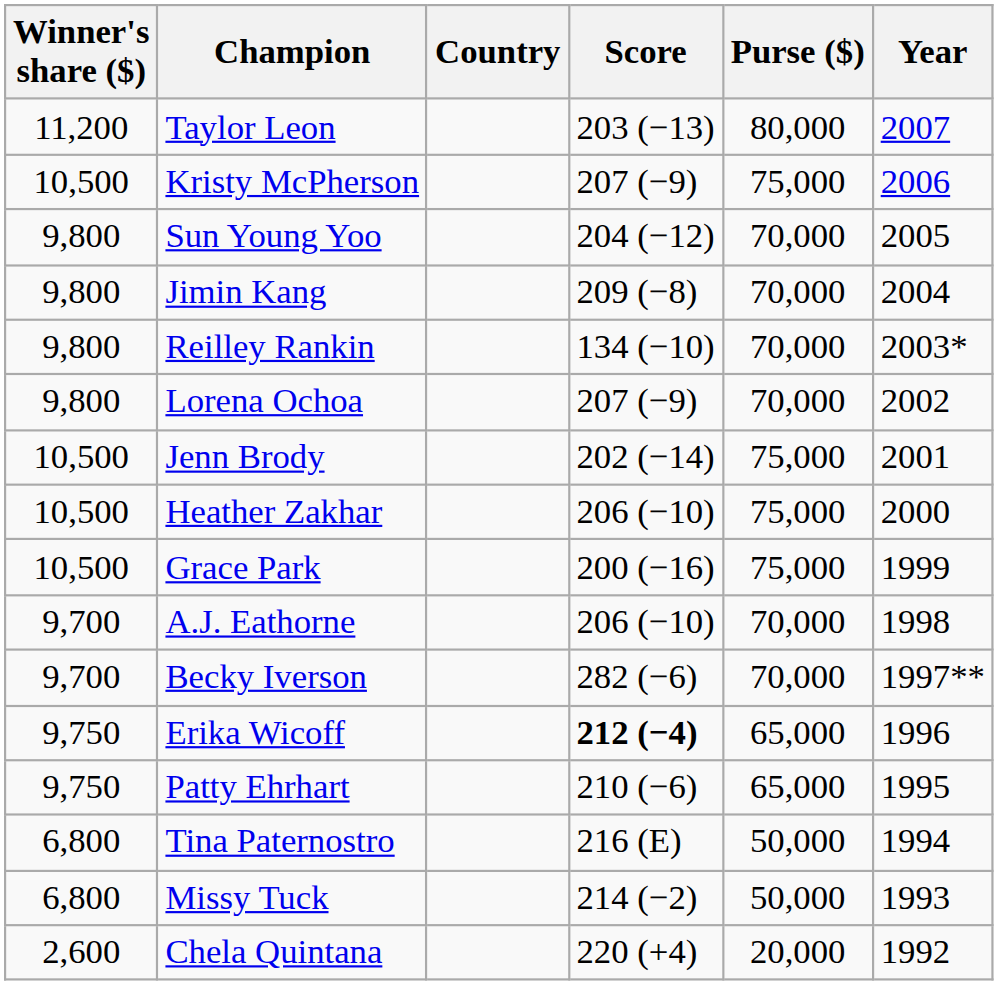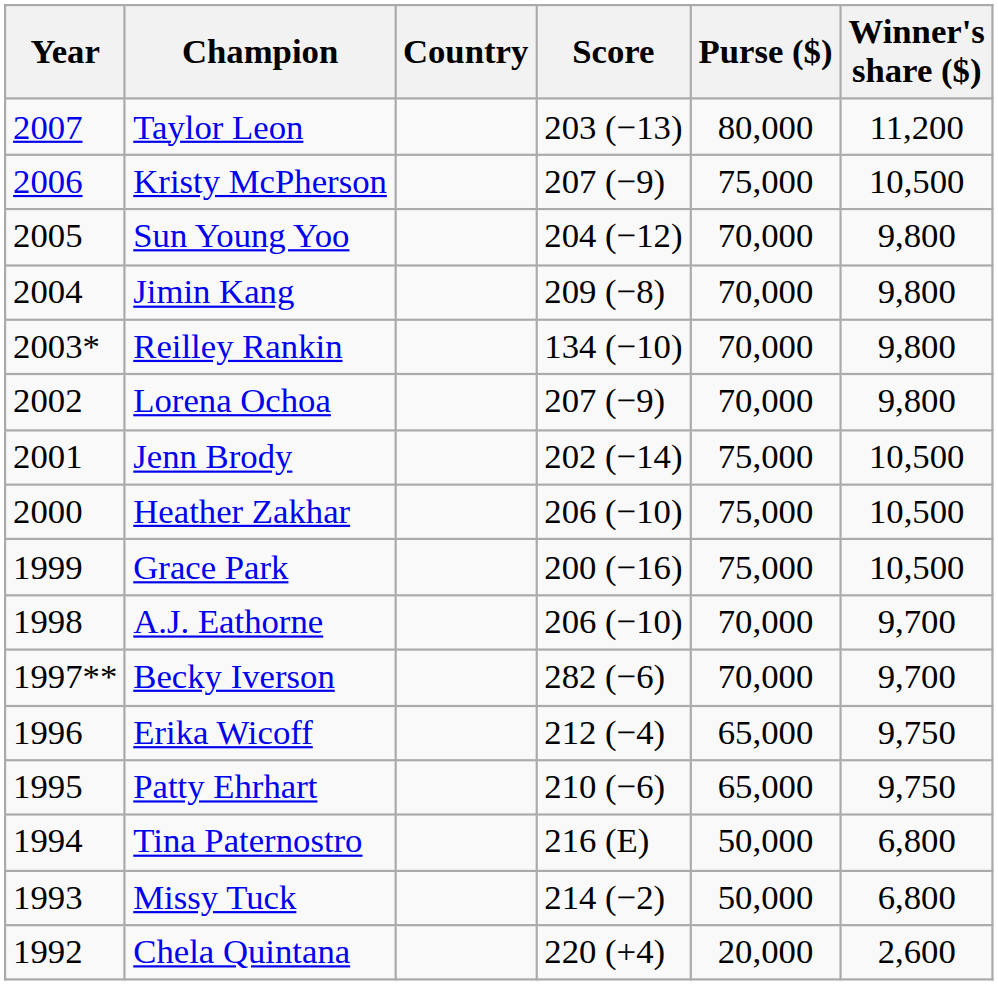columns swapped: (933, 51) <-> (81, 51)
(637, 731) bold -> (605, 731) normal
